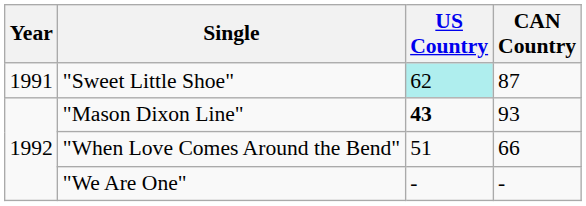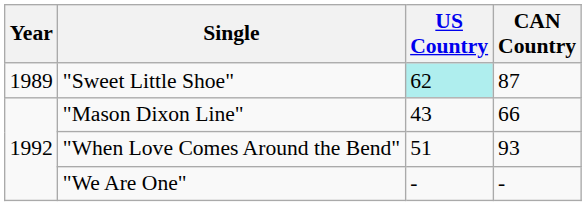(31, 80) 1991 -> (31, 80) 1989
(421, 114) bold -> (421, 114) normal
(509, 114) 93 -> (509, 114) 66
(509, 148) 66 -> (509, 148) 93
